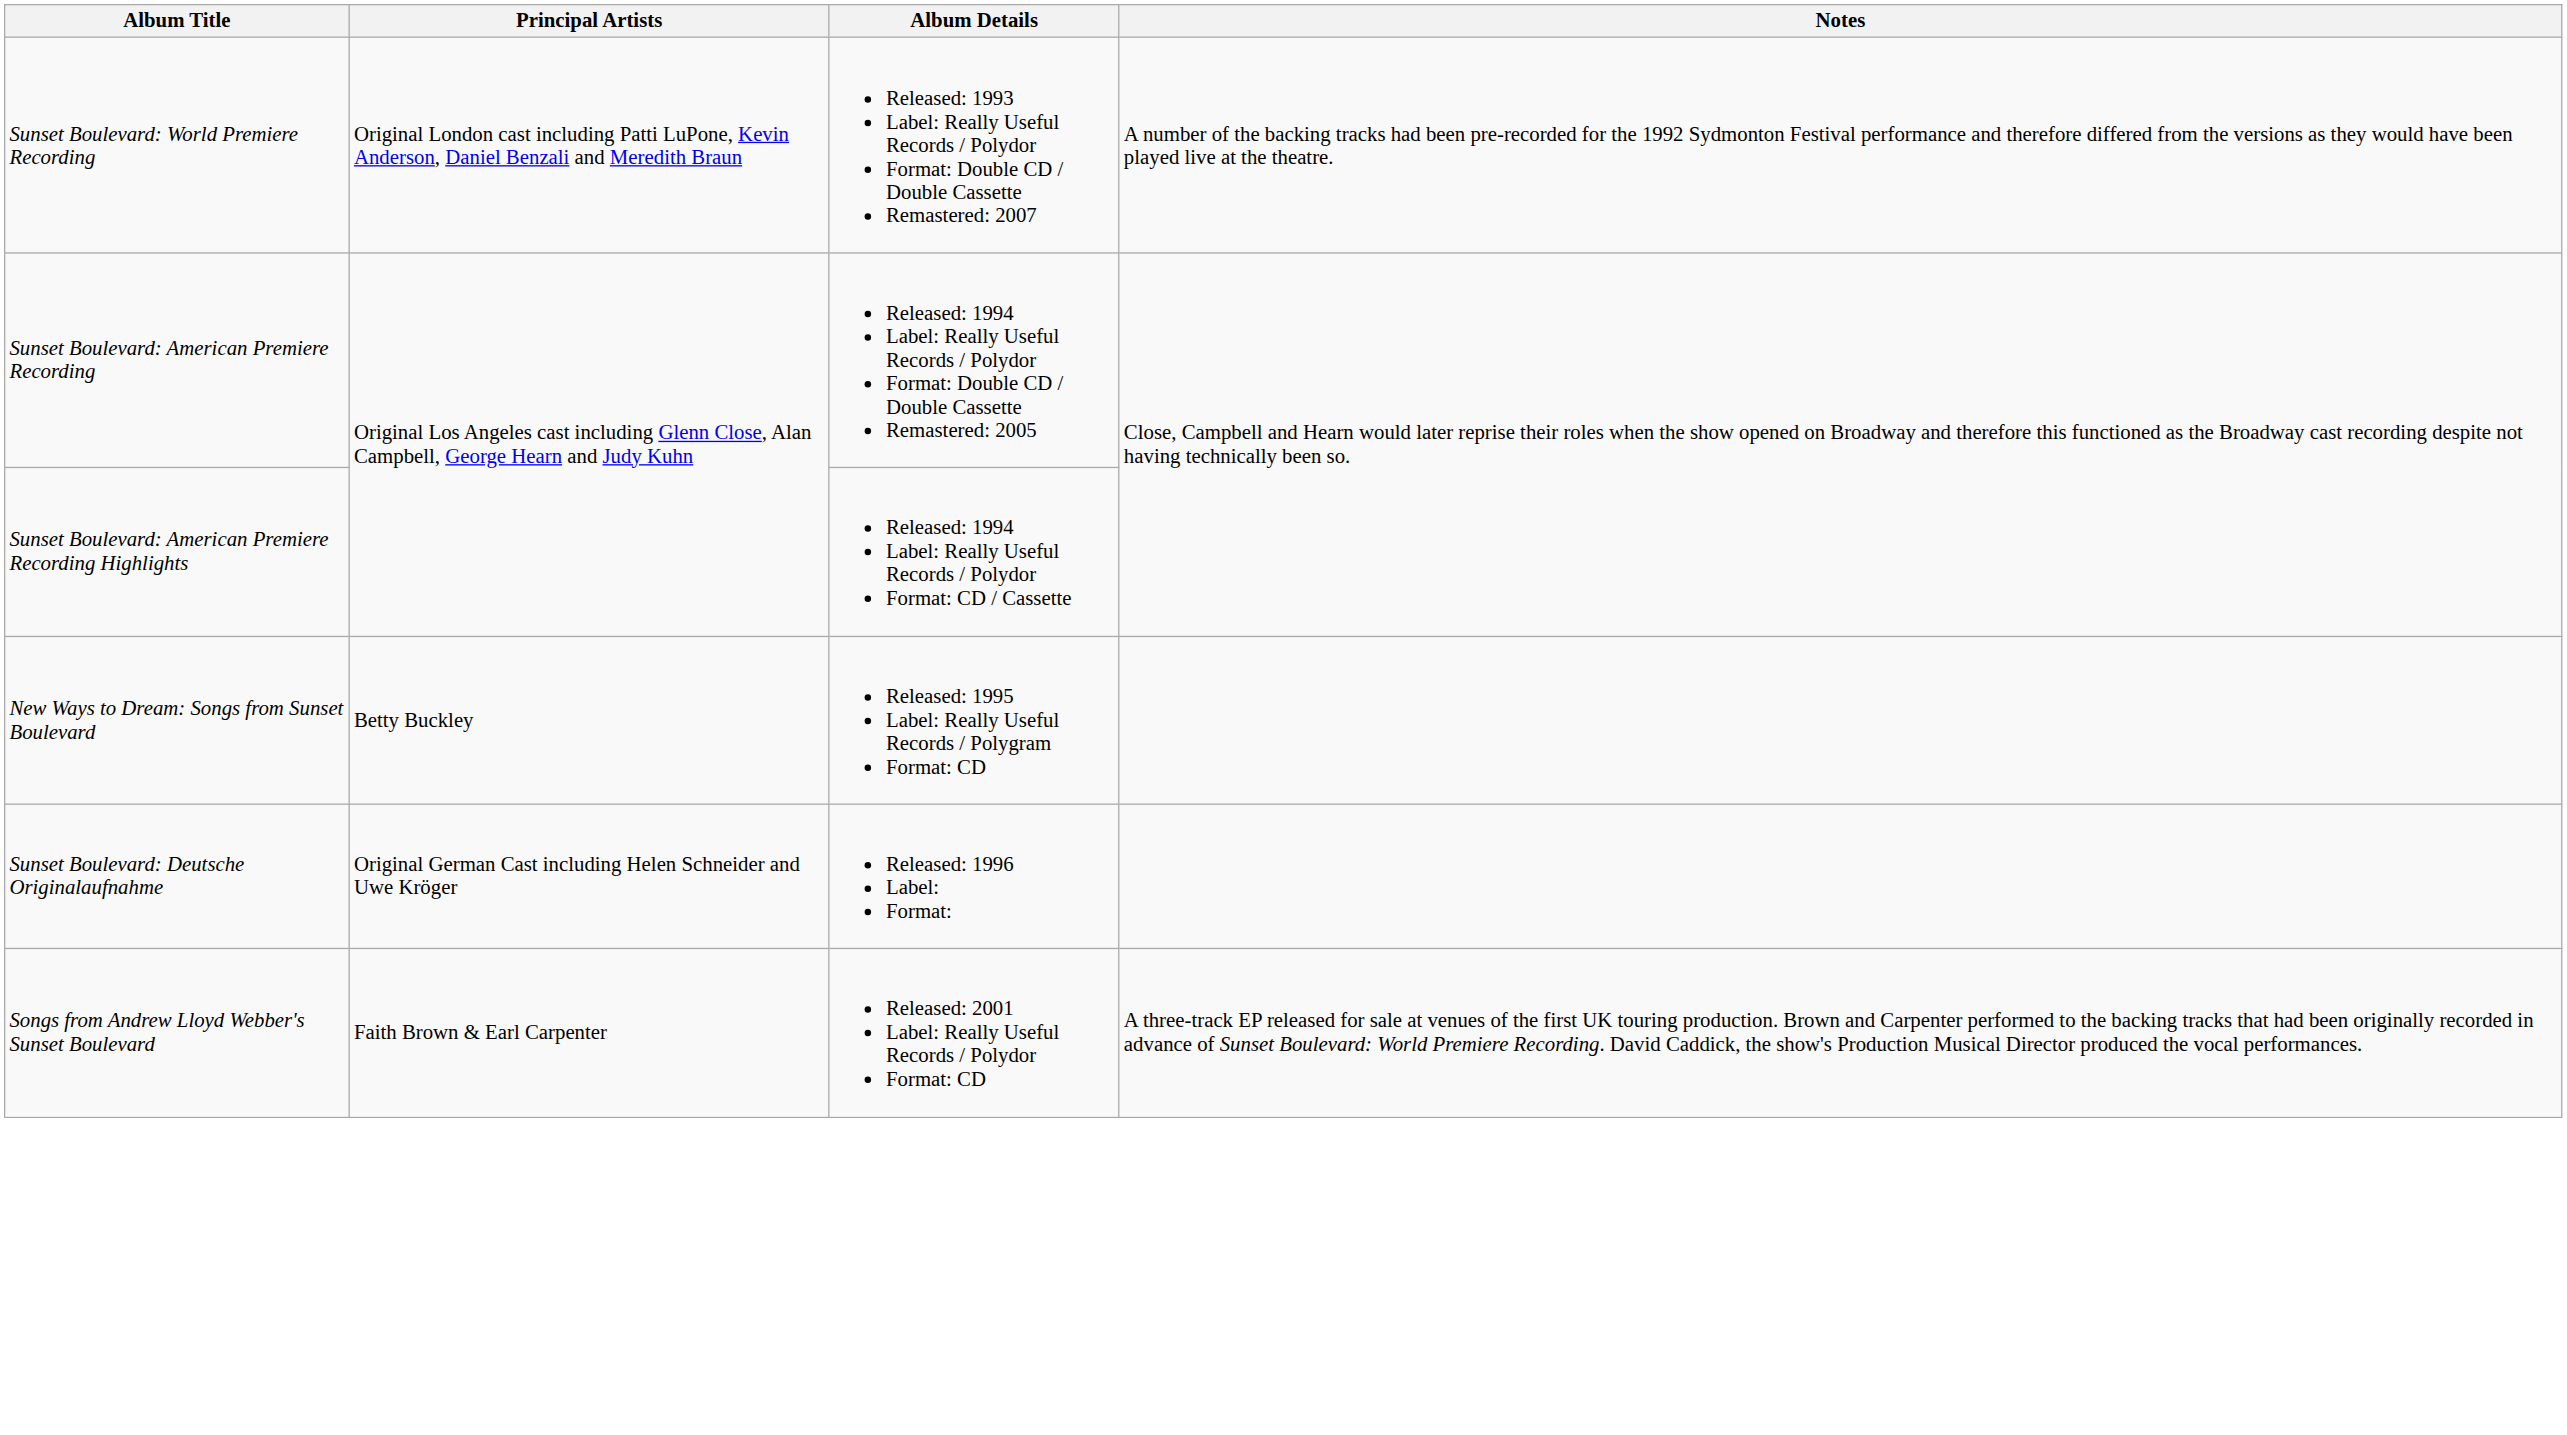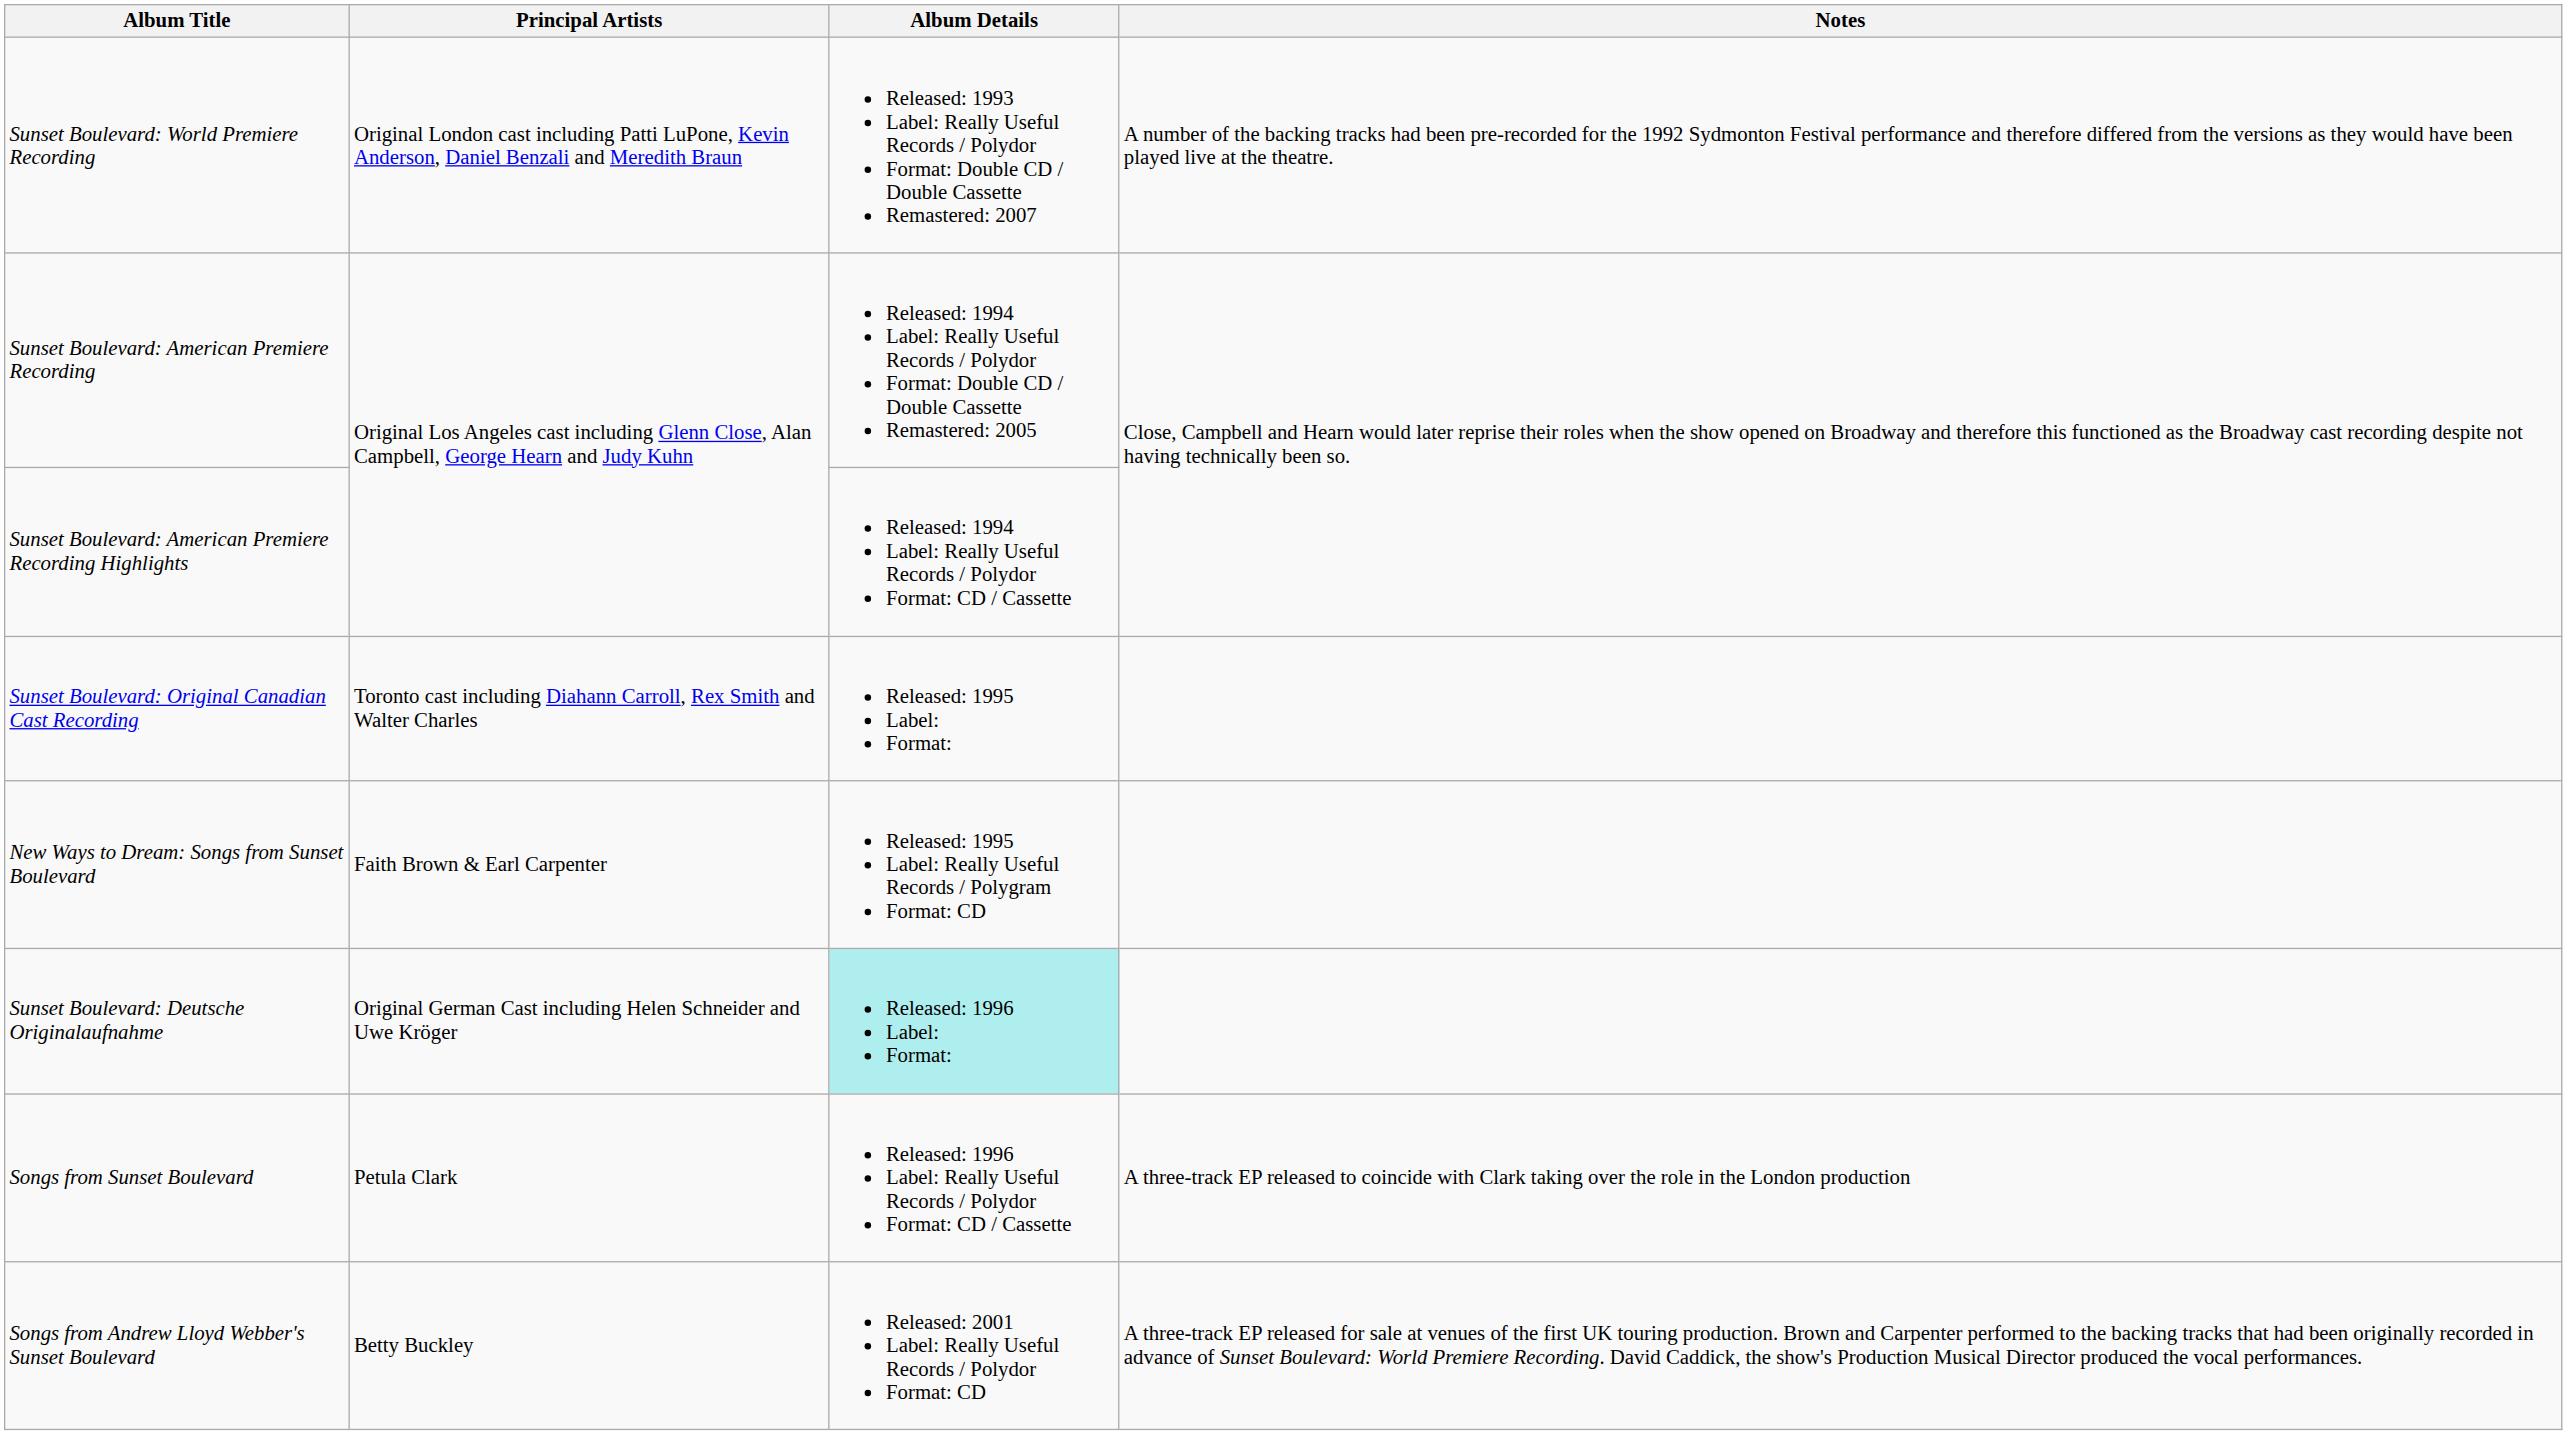+ row: (168, 708)
(414, 719) Betty Buckley -> (480, 864) Faith Brown & Earl Carpenter
(974, 888) no background -> (974, 1033) paleturquoise background
+ row: (131, 1177)
(480, 1032) Faith Brown & Earl Carpenter -> (414, 1345) Betty Buckley
